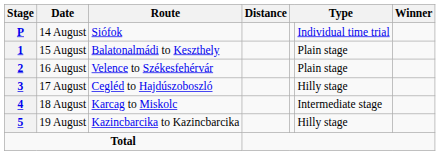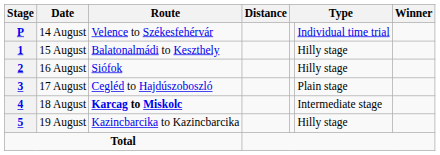(107, 31) Siófok -> (152, 31) Velence to Székesfehérvár
(323, 50) Plain stage -> (323, 50) Hilly stage
(152, 68) Velence to Székesfehérvár -> (107, 68) Siófok
(323, 68) Plain stage -> (323, 68) Hilly stage
(323, 86) Hilly stage -> (323, 86) Plain stage
(134, 104) normal -> (137, 104) bold
